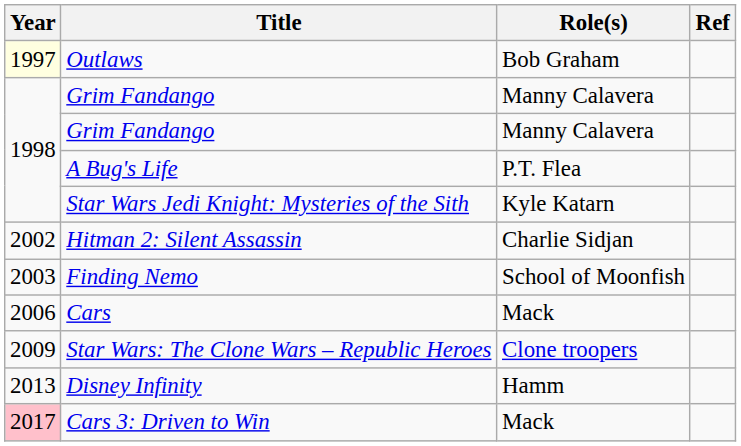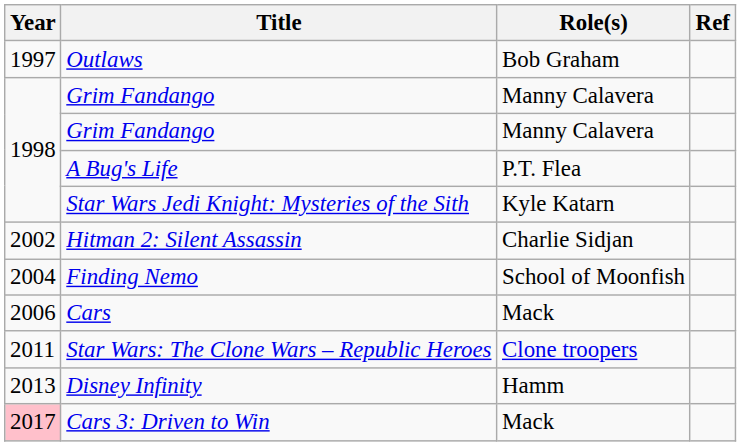(33, 58) lightyellow background -> (33, 58) no background
(33, 276) 2003 -> (33, 276) 2004
(33, 349) 2009 -> (32, 349) 2011
